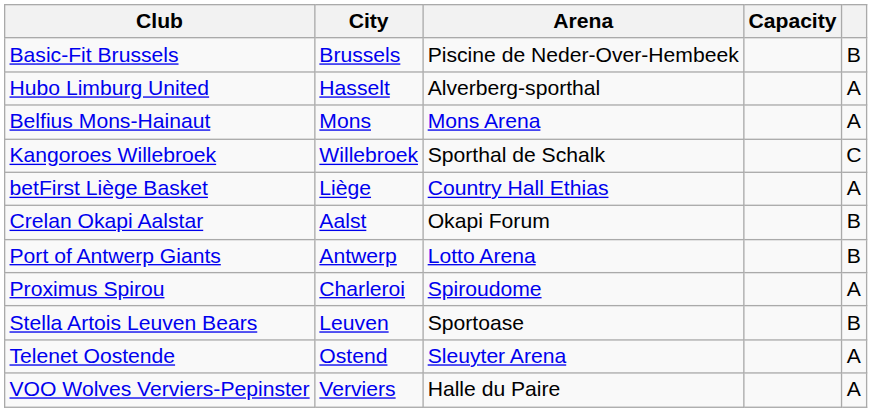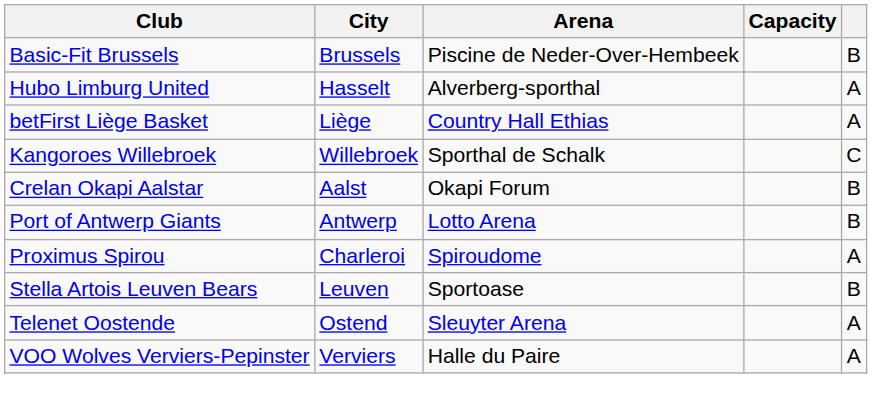- row: (110, 121)
rows swapped: (113, 155) <-> (109, 188)
